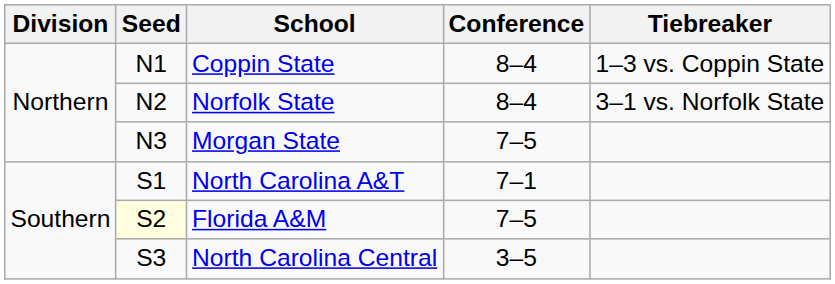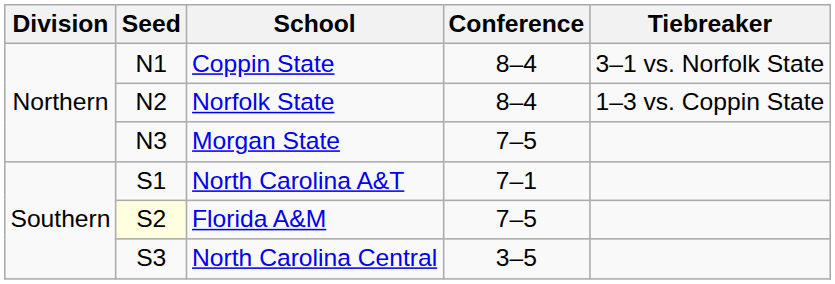(710, 63) 1–3 vs. Coppin State -> (710, 63) 3–1 vs. Norfolk State
(710, 102) 3–1 vs. Norfolk State -> (710, 102) 1–3 vs. Coppin State
